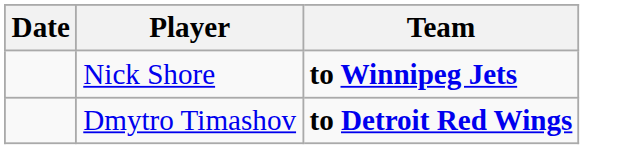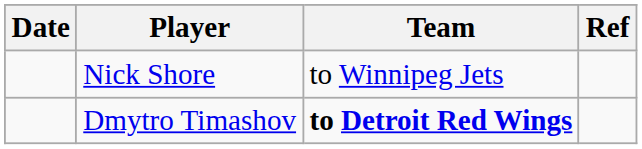+ column: (608, 27)
(413, 73) bold -> (406, 73) normal
